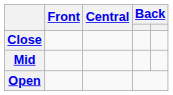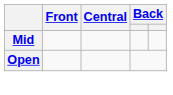- row: (25, 40)
